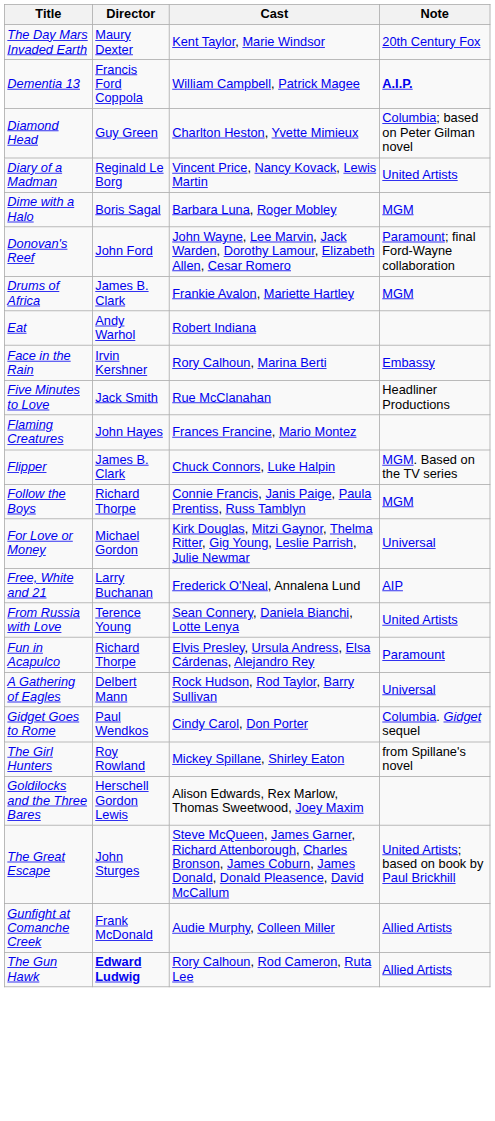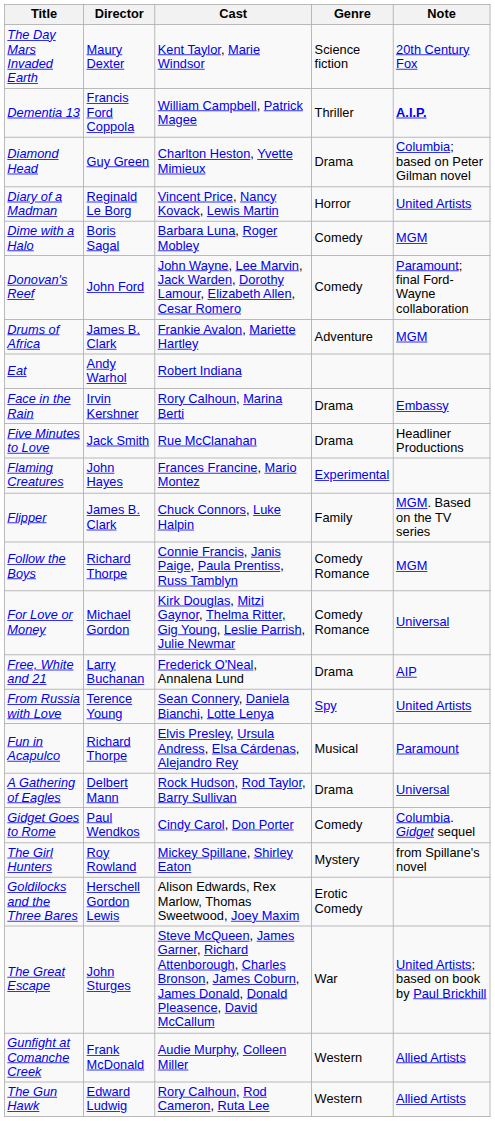+ column: (352, 14)
(118, 969) bold -> (108, 1099) normal
